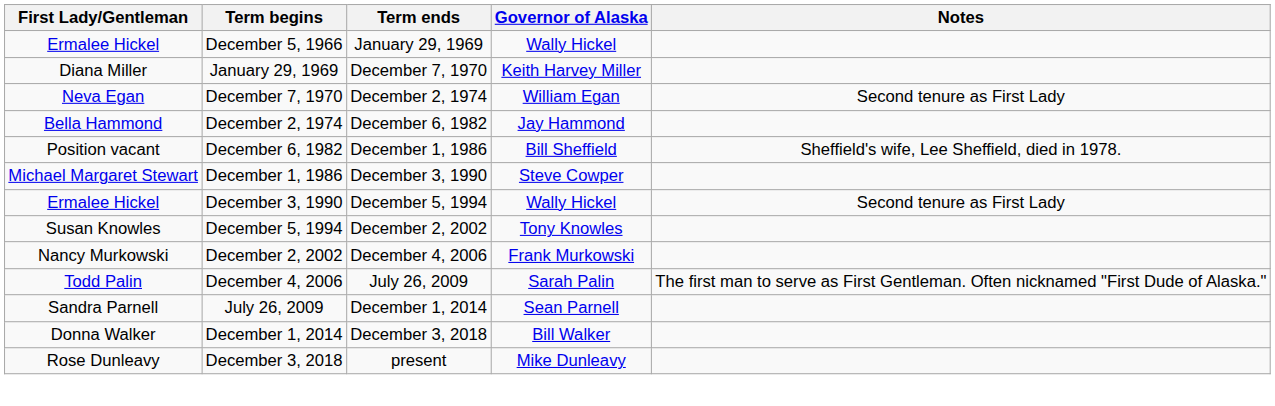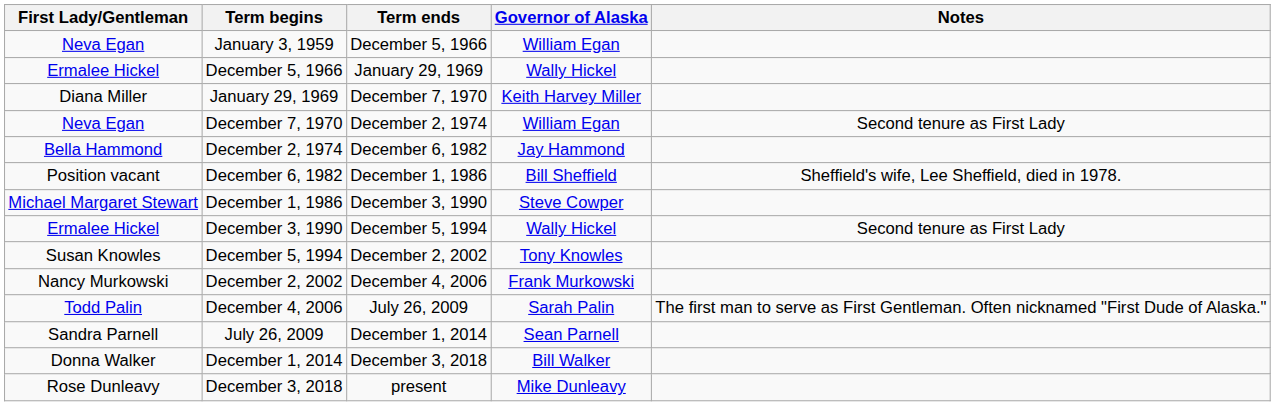+ row: (274, 44)
